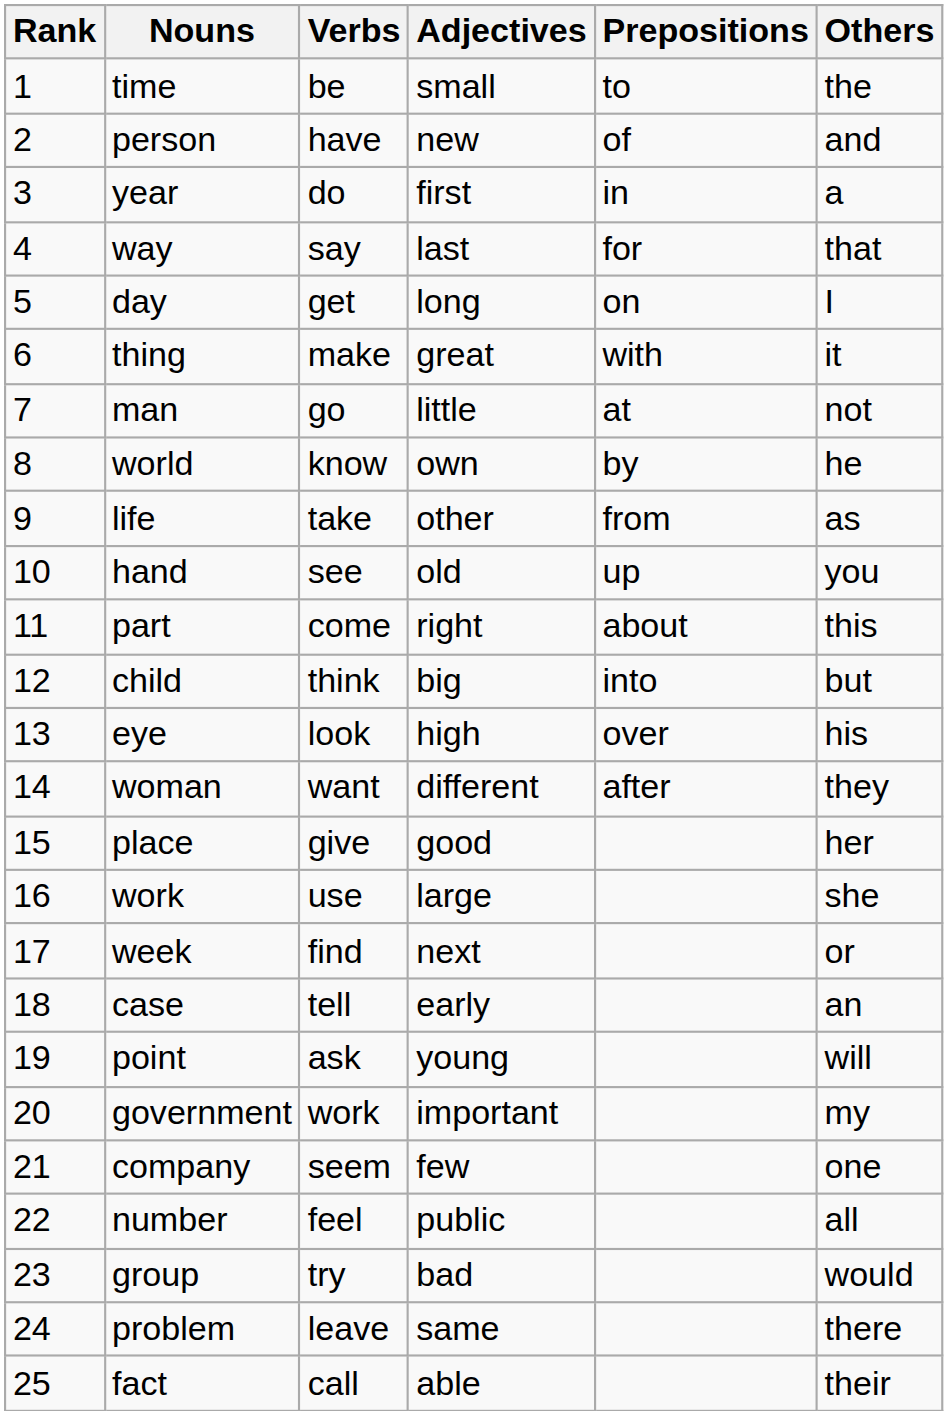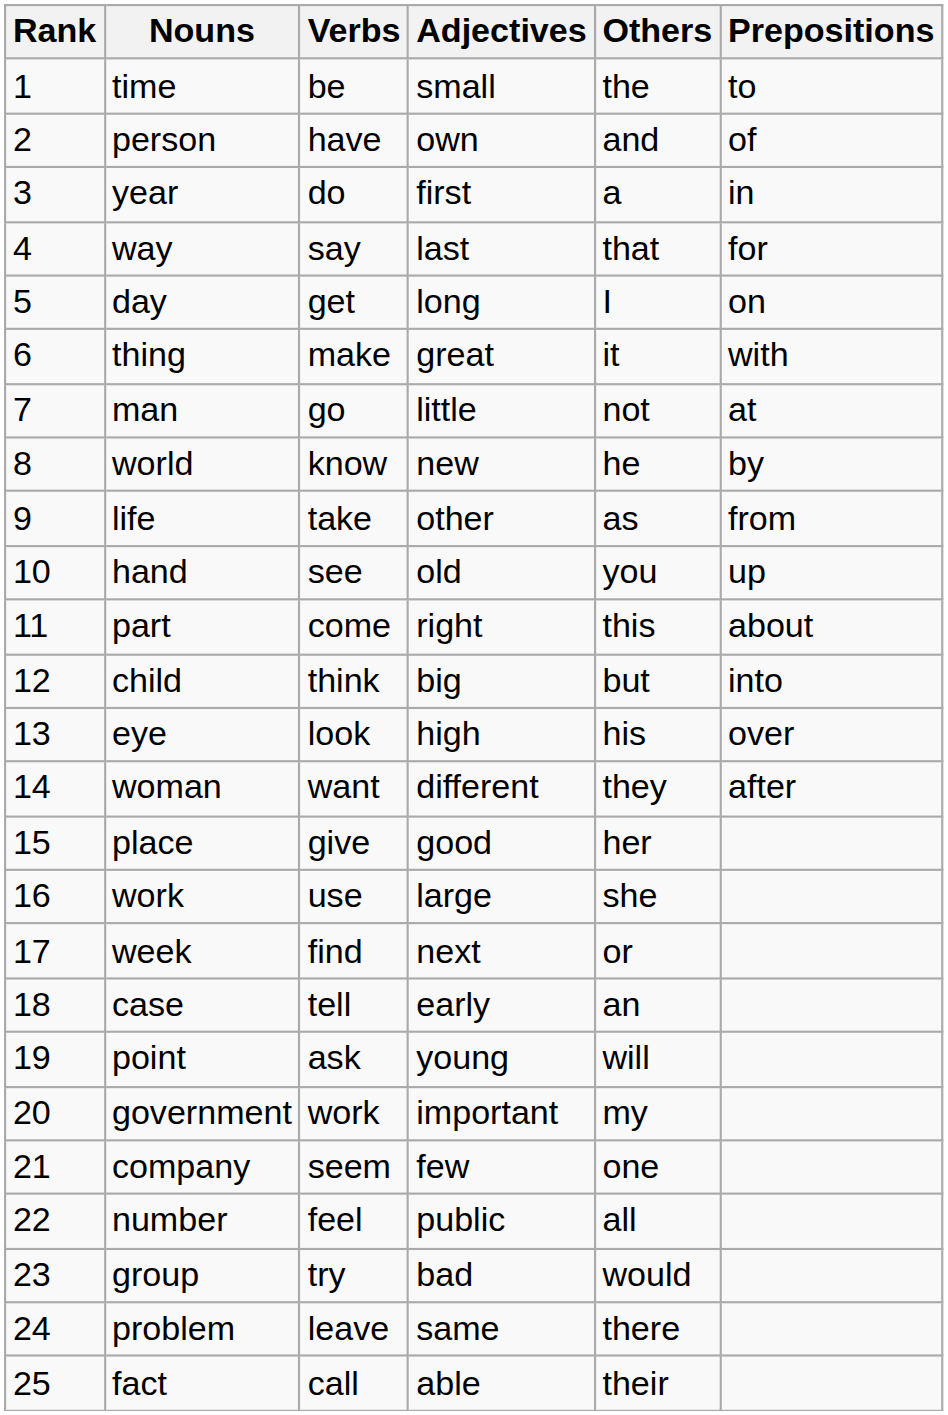columns swapped: (706, 31) <-> (879, 31)
(447, 139) new -> (447, 139) own
(447, 463) own -> (447, 463) new
